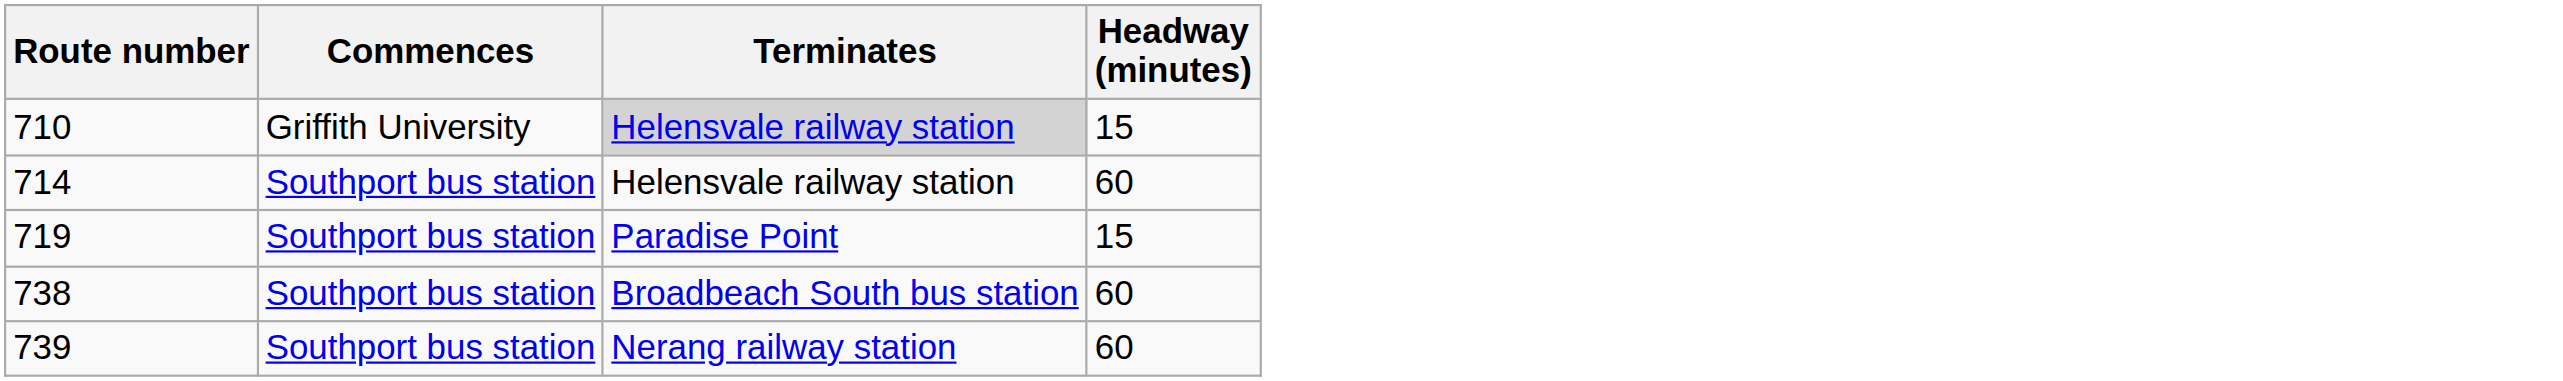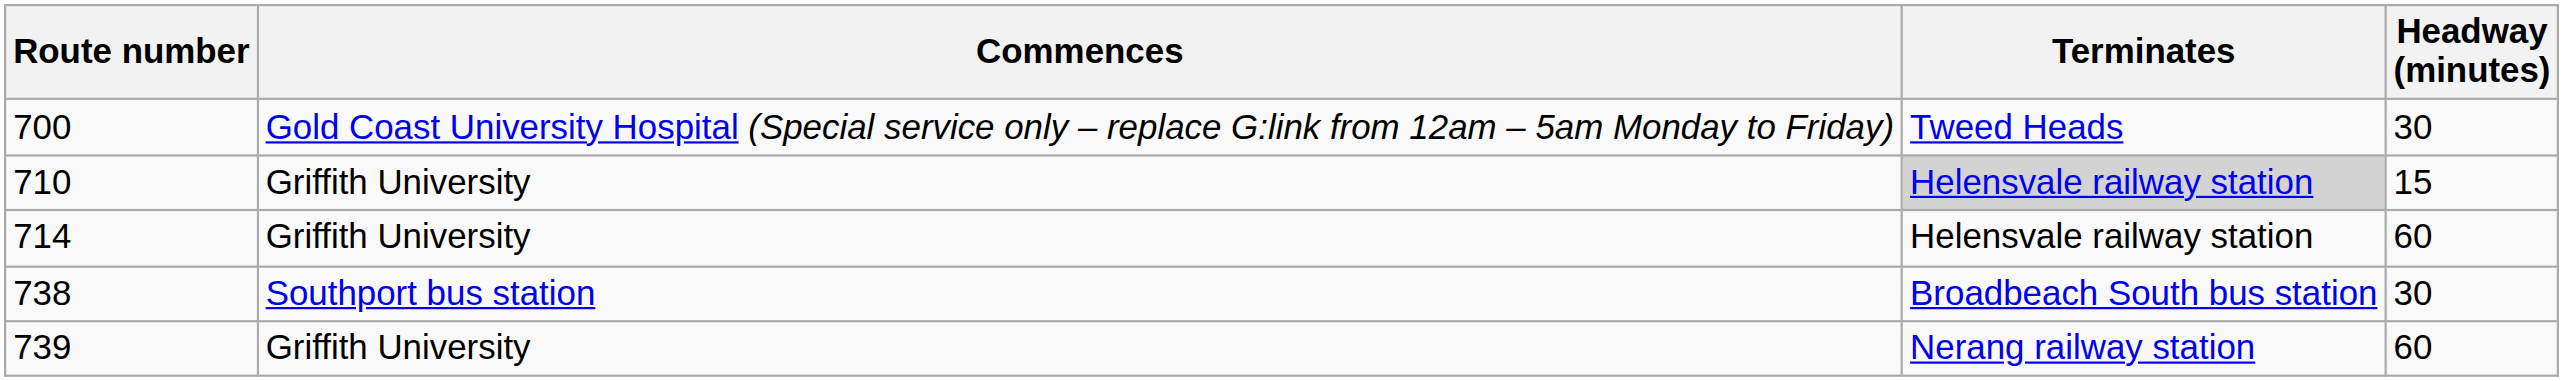+ row: (42, 126)
(430, 182) Southport bus station -> (398, 237) Griffith University
- row: (42, 237)
(1114, 292) 60 -> (2413, 292) 30
(430, 347) Southport bus station -> (398, 347) Griffith University
